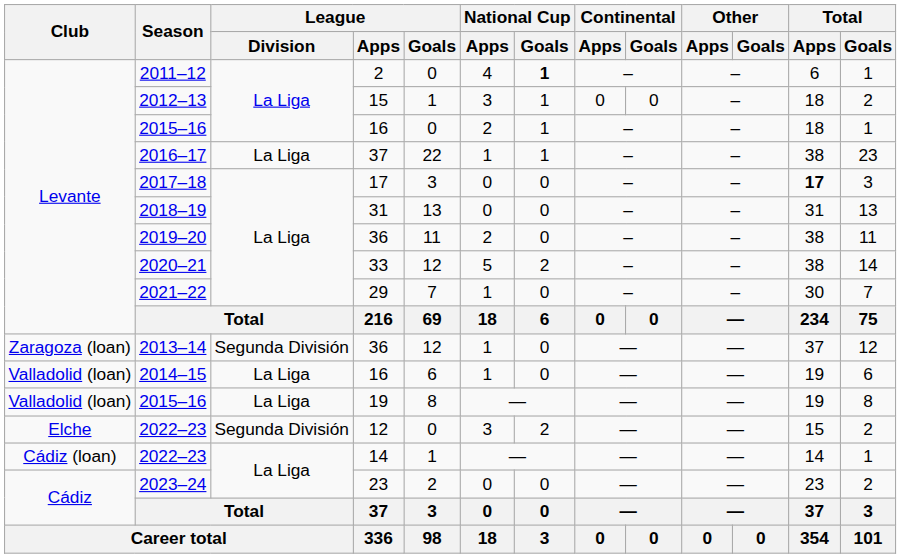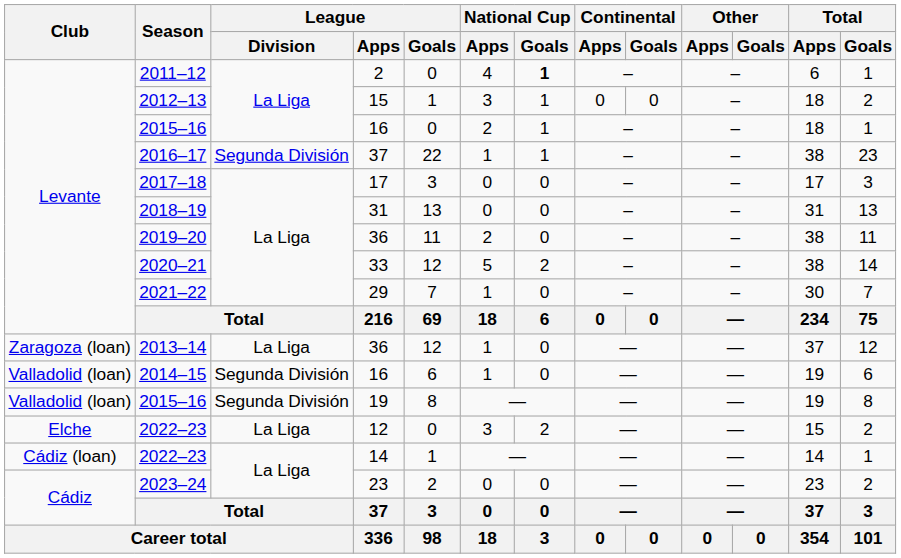(282, 155) La Liga -> (282, 155) Segunda División
(814, 182) bold -> (814, 182) normal
(282, 347) Segunda División -> (282, 347) La Liga
(282, 374) La Liga -> (282, 374) Segunda División
(282, 401) La Liga -> (282, 401) Segunda División
(282, 429) Segunda División -> (282, 429) La Liga
